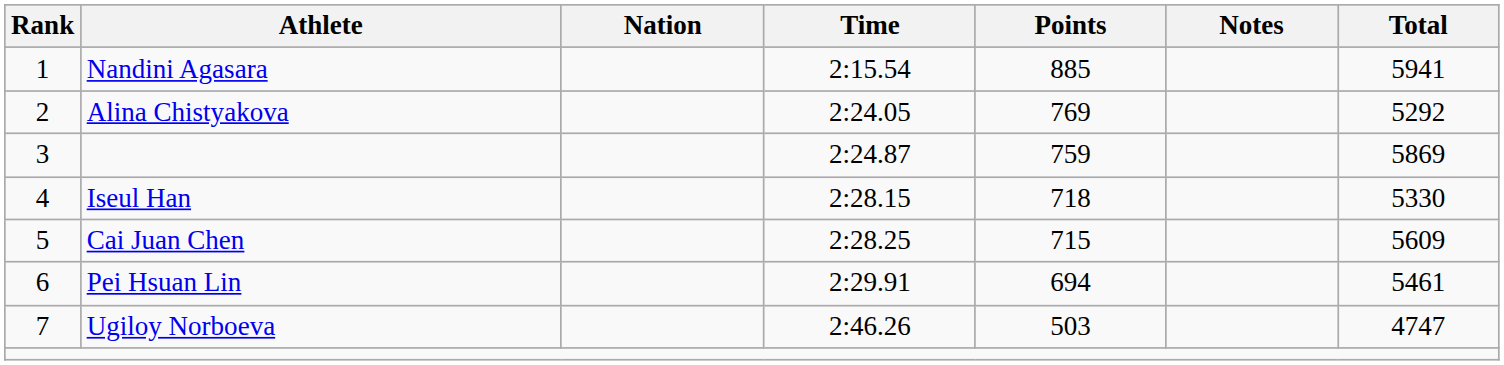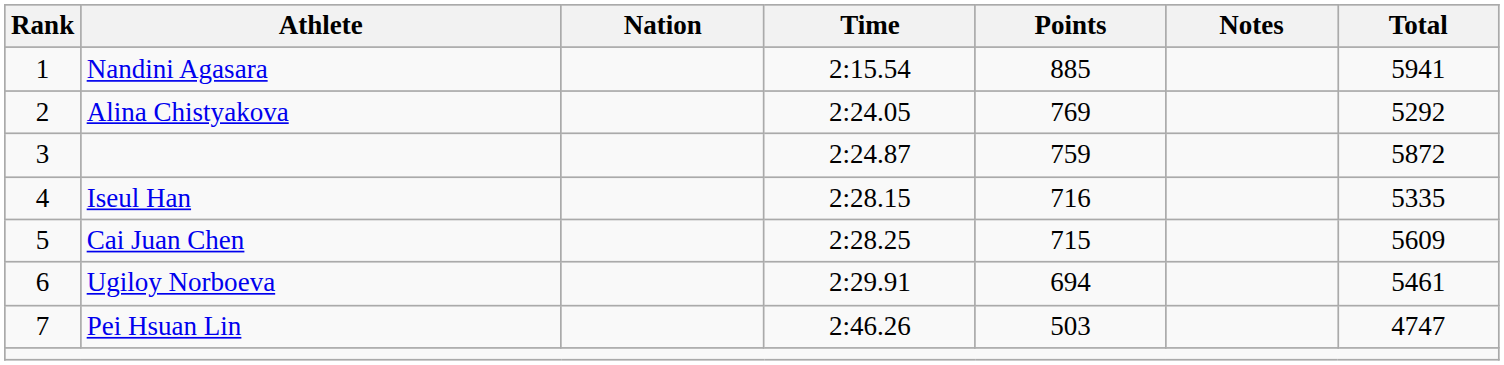(1418, 154) 5869 -> (1418, 154) 5872
(1070, 197) 718 -> (1070, 197) 716
(1418, 197) 5330 -> (1418, 197) 5335
(164, 283) Pei Hsuan Lin -> (181, 283) Ugiloy Norboeva
(181, 326) Ugiloy Norboeva -> (164, 326) Pei Hsuan Lin
